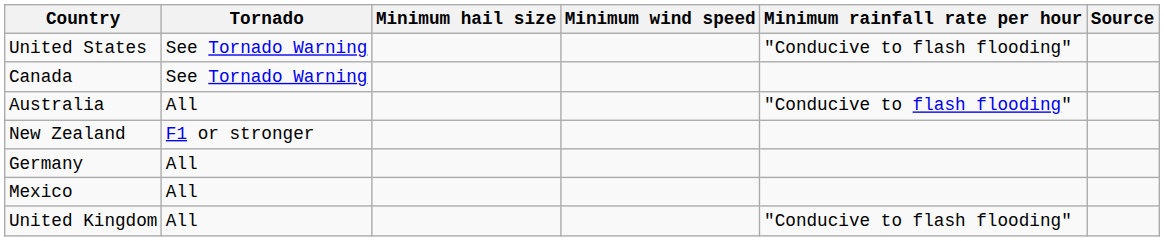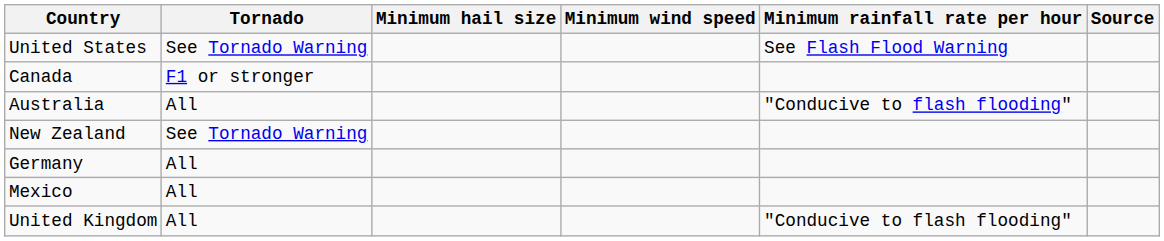(918, 48) "Conducive to flash flooding" -> (886, 48) See Flash Flood Warning
(267, 77) See Tornado Warning -> (240, 77) F1 or stronger
(240, 134) F1 or stronger -> (267, 134) See Tornado Warning
